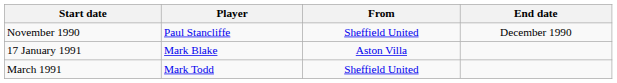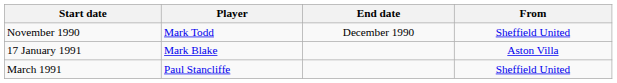columns swapped: (381, 13) <-> (536, 13)
(197, 32) Paul Stancliffe -> (189, 32) Mark Todd
(189, 69) Mark Todd -> (197, 69) Paul Stancliffe
